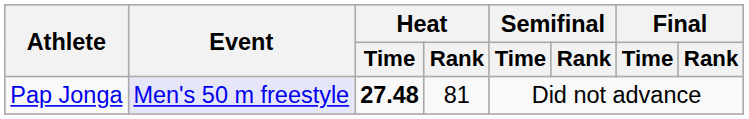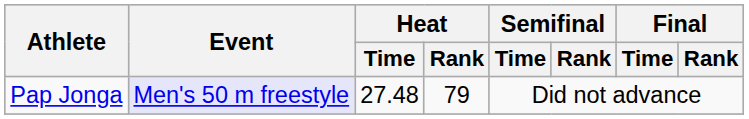(390, 96) bold -> (390, 96) normal
(457, 96) 81 -> (457, 96) 79
